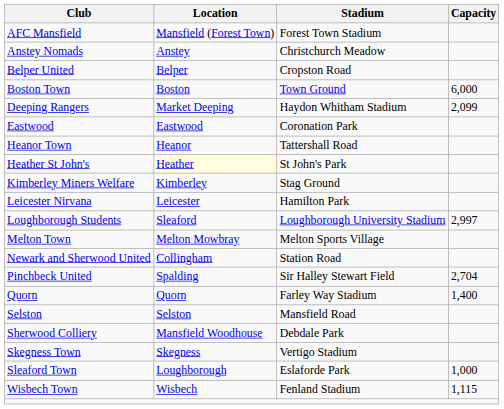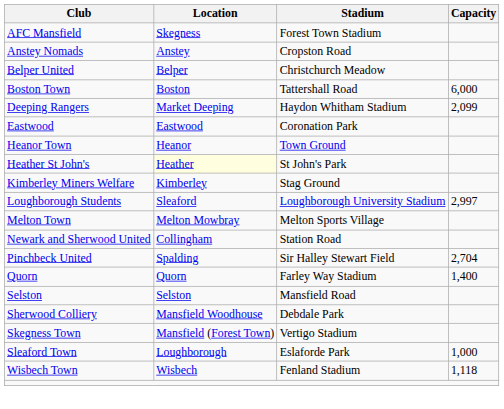(215, 32) Mansfield (Forest Town) -> (178, 32) Skegness
(332, 51) Christchurch Meadow -> (315, 51) Cropston Road
(315, 70) Cropston Road -> (332, 70) Christchurch Meadow
(313, 88) Town Ground -> (319, 88) Tattershall Road
(319, 145) Tattershall Road -> (313, 145) Town Ground
- row: (49, 201)
(178, 351) Skegness -> (215, 333) Mansfield (Forest Town)
(464, 389) 1,115 -> (464, 370) 1,118
